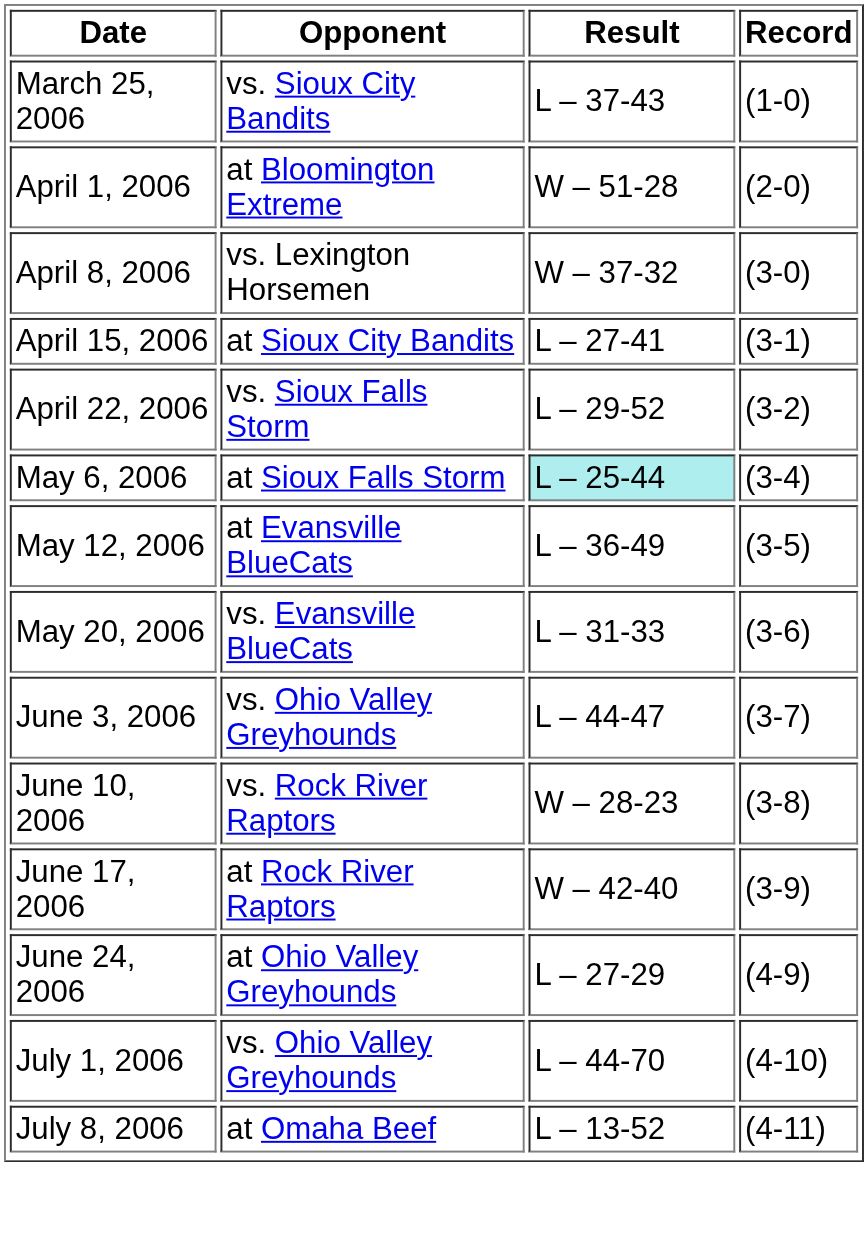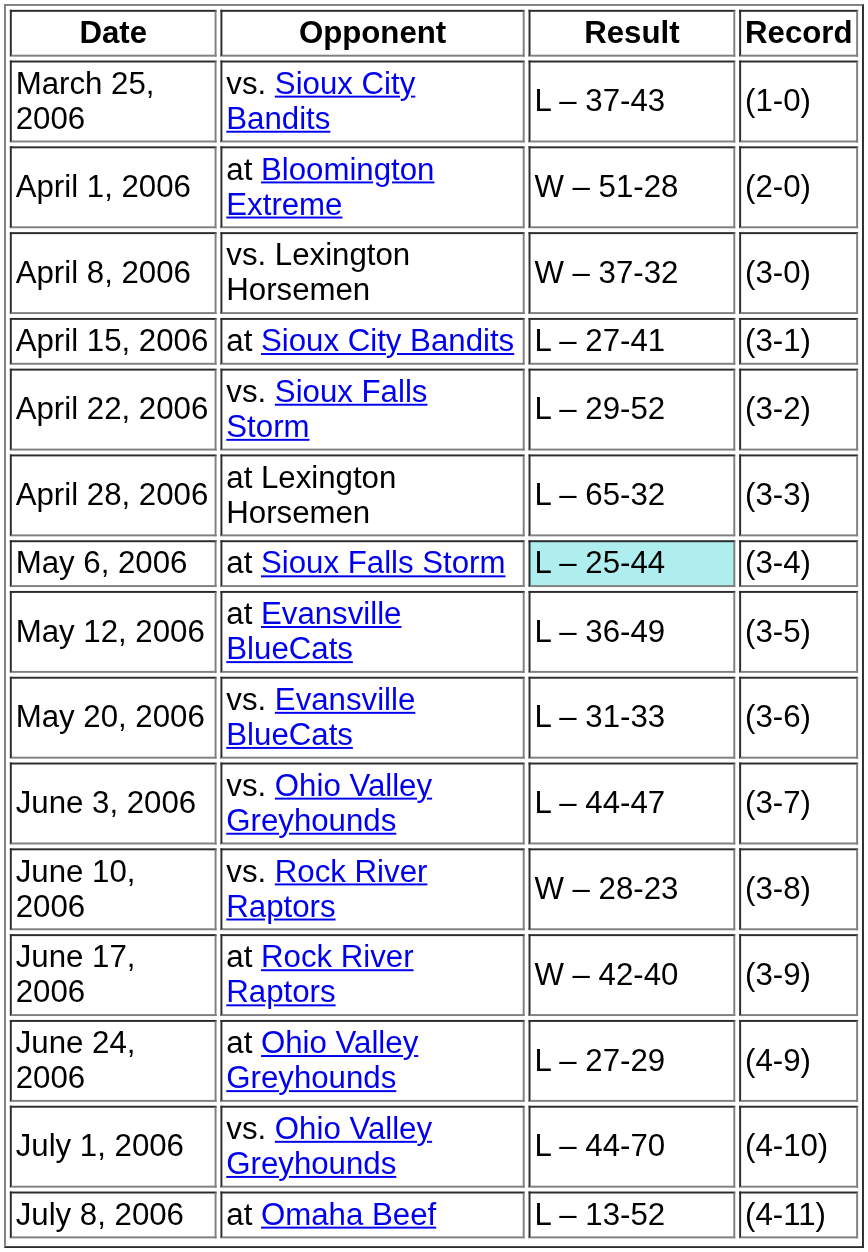+ row: (112, 494)
